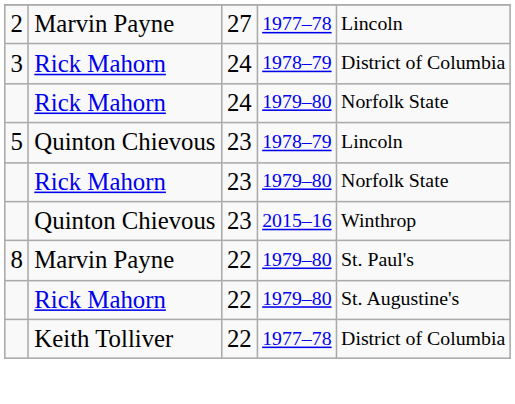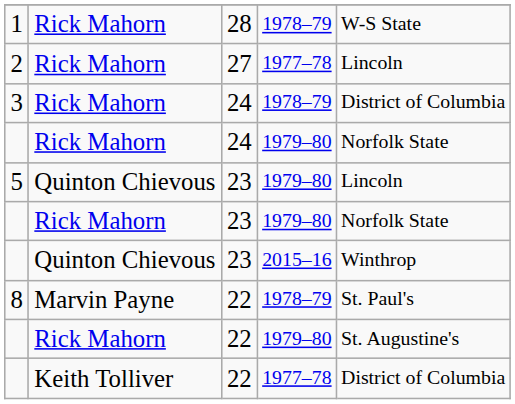+ row: (17, 24)
(104, 24) Marvin Payne -> (100, 63) Rick Mahorn
(297, 142) 1978–79 -> (297, 181) 1979–80
(297, 260) 1979–80 -> (297, 299) 1978–79
